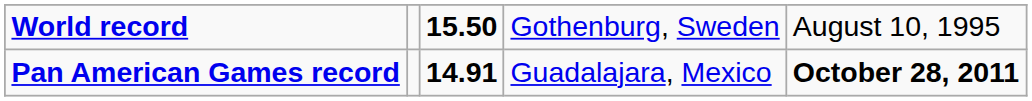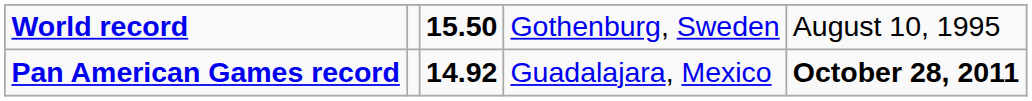(462, 72) 14.91 -> (462, 72) 14.92
